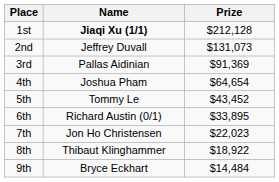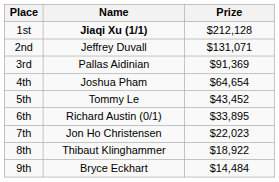(229, 47) $131,073 -> (229, 47) $131,071
